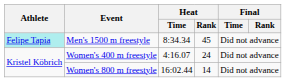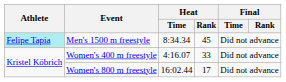(206, 55) 24 -> (206, 55) 33
(206, 70) 14 -> (206, 70) 17
